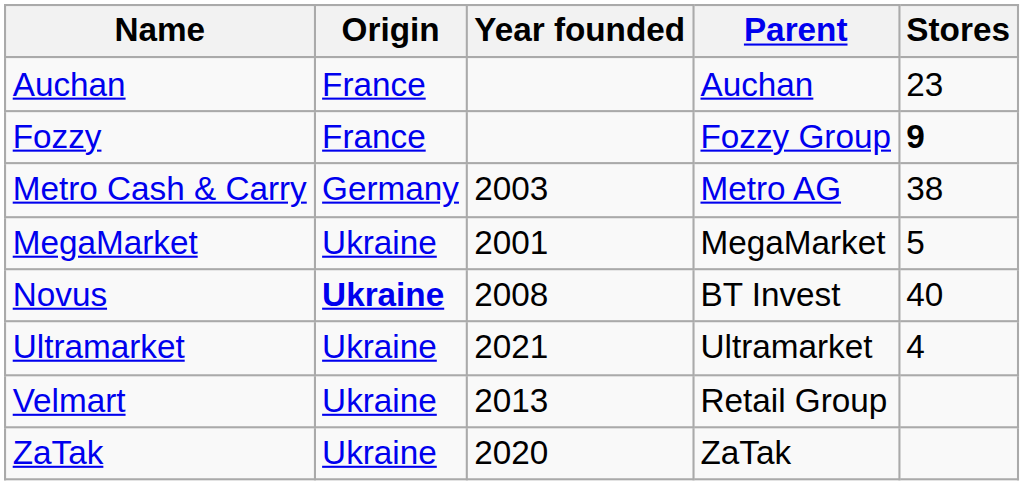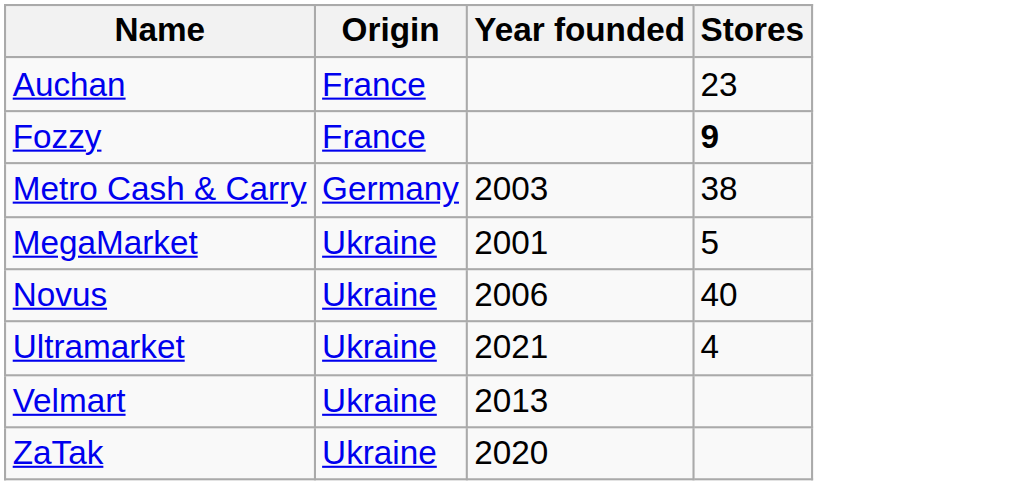- column: (796, 30)
(383, 294) bold -> (379, 294) normal
(511, 294) 2008 -> (511, 294) 2006
